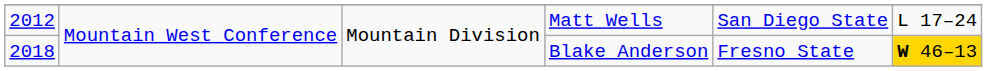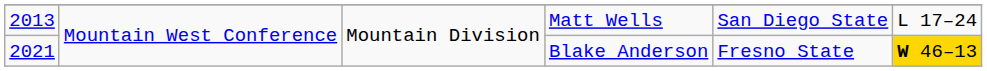(32, 20) 2012 -> (32, 20) 2013
(32, 51) 2018 -> (32, 51) 2021
